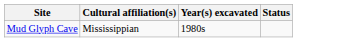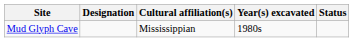+ column: (108, 12)
